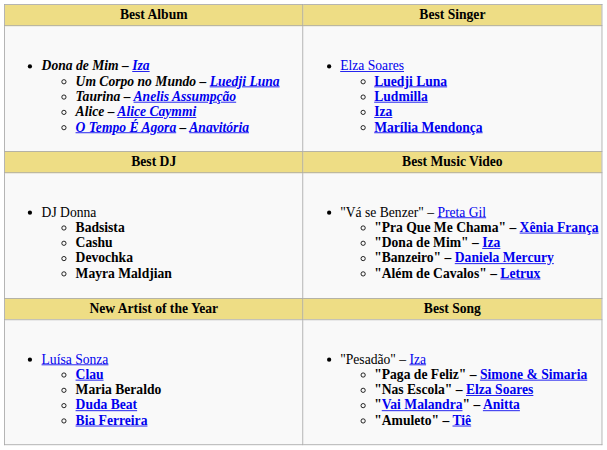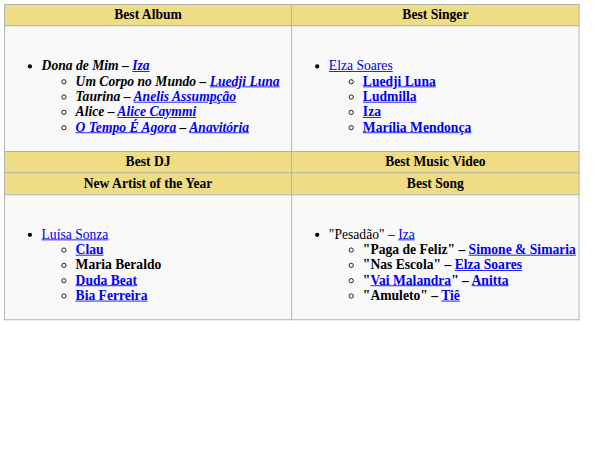- row: (154, 243)
